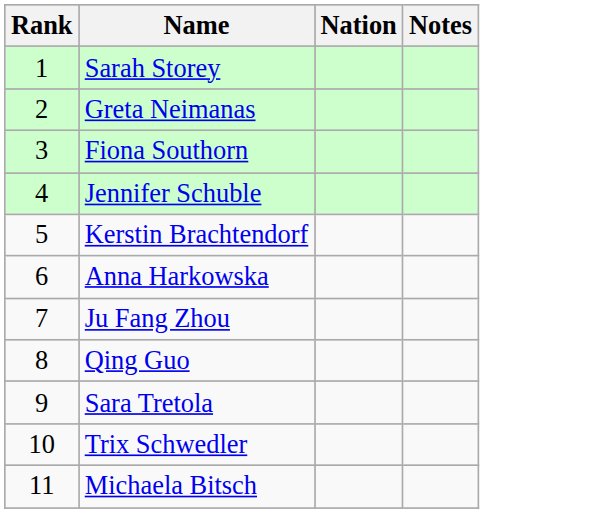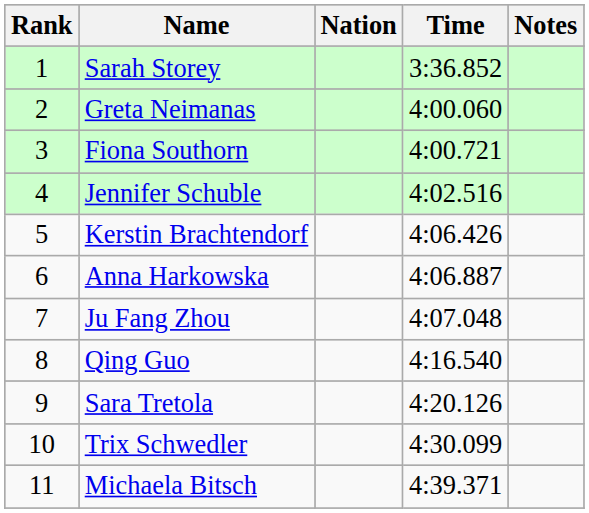+ column: (456, 25)
